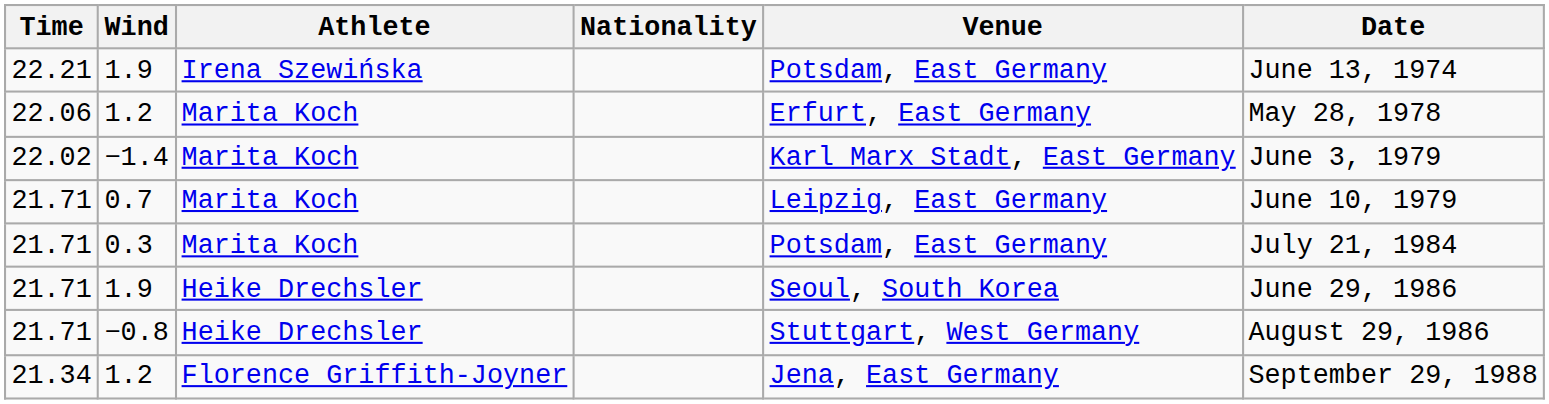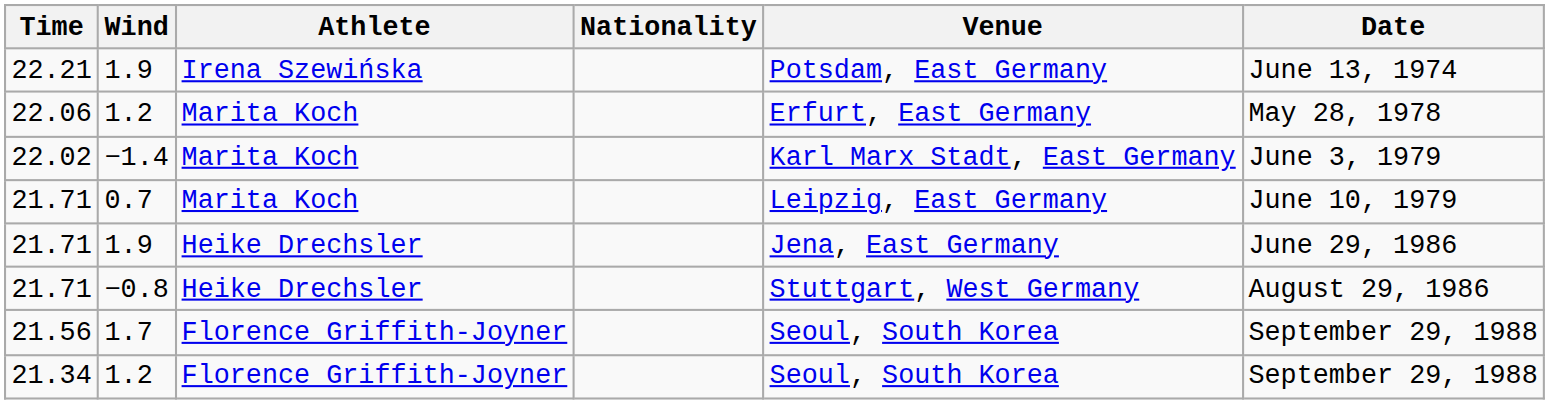- row: (52, 245)
(914, 289) Seoul, South Korea -> (914, 245) Jena, East Germany
+ row: (52, 332)
(914, 376) Jena, East Germany -> (914, 376) Seoul, South Korea
